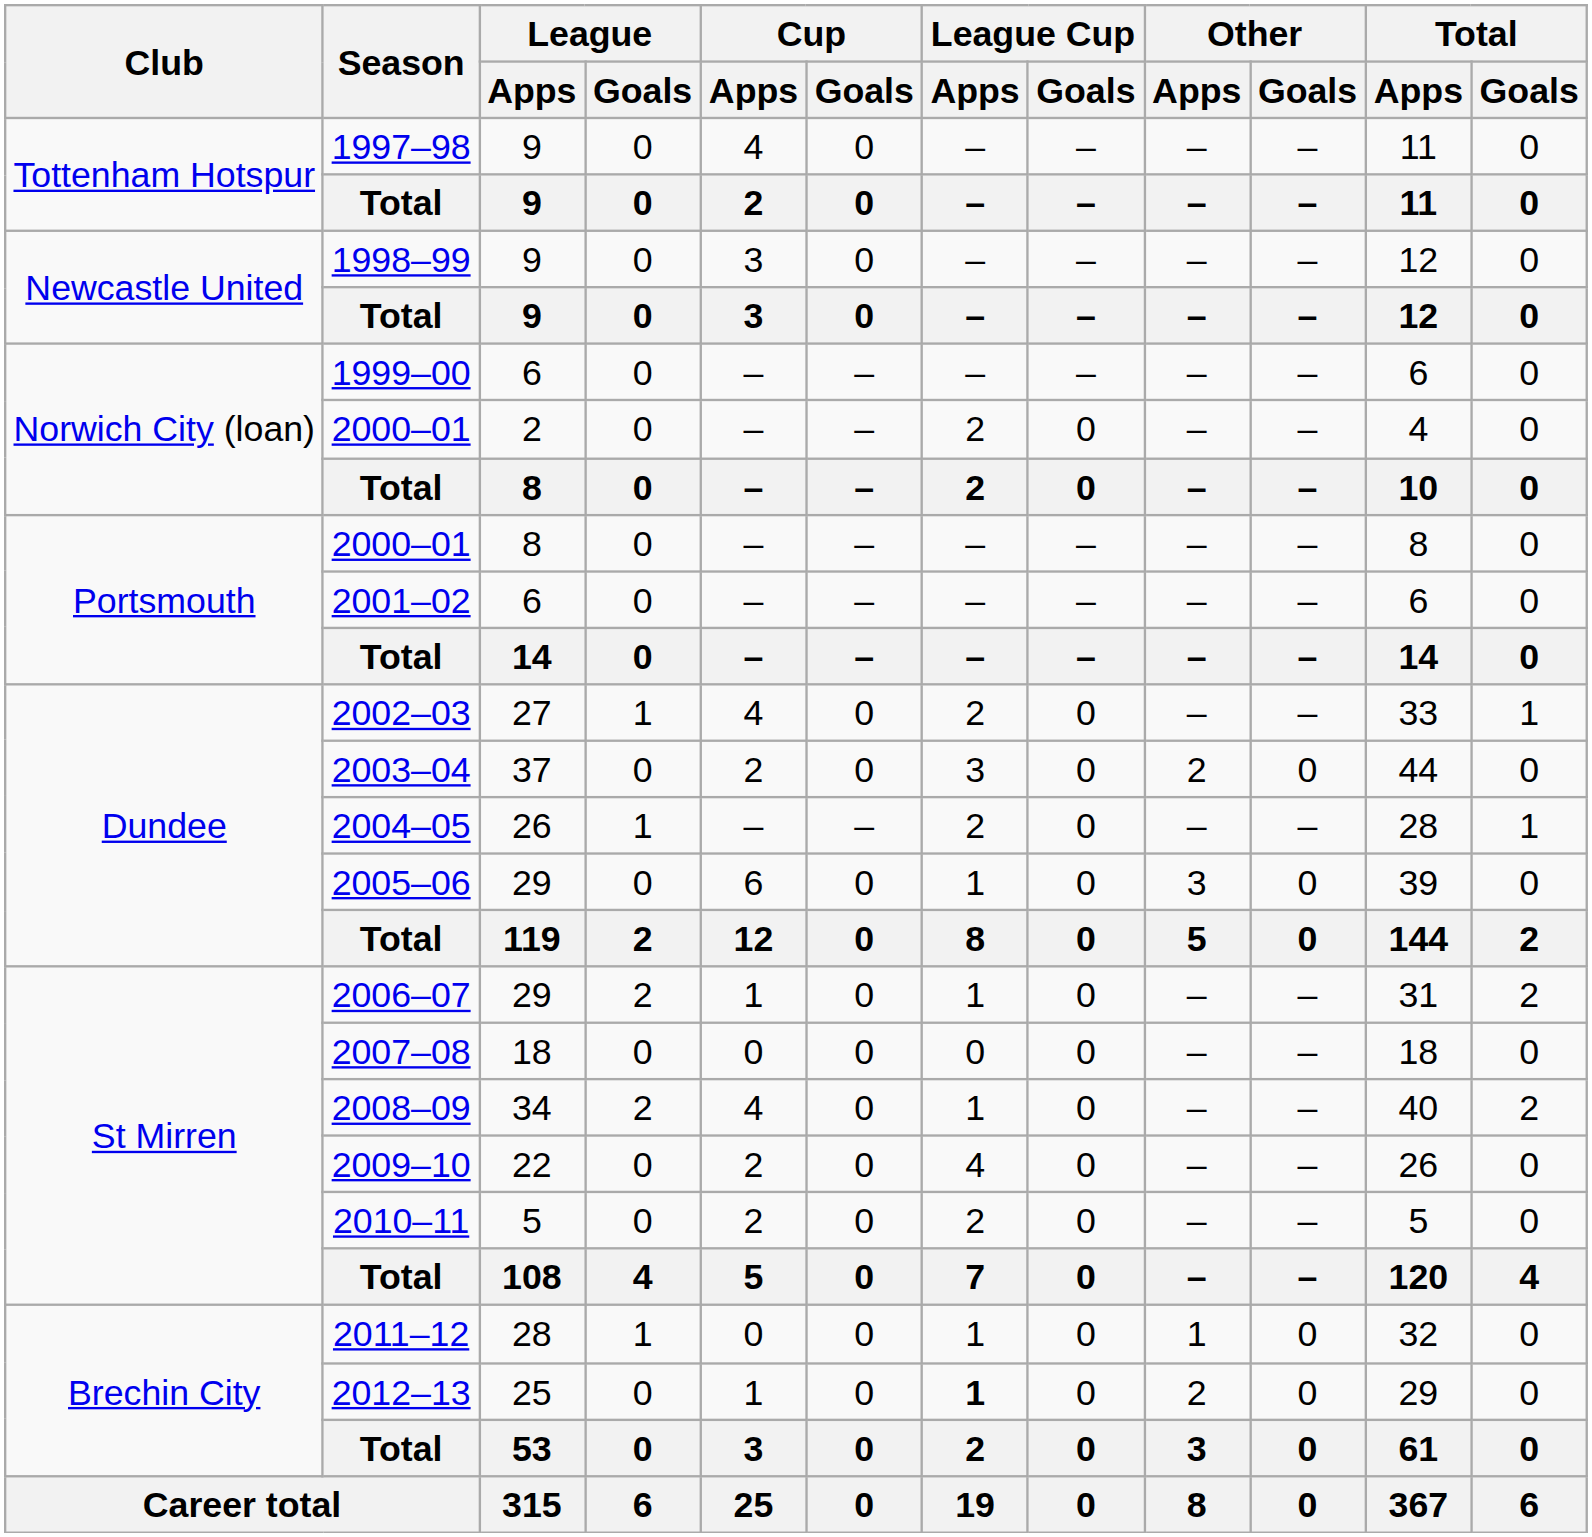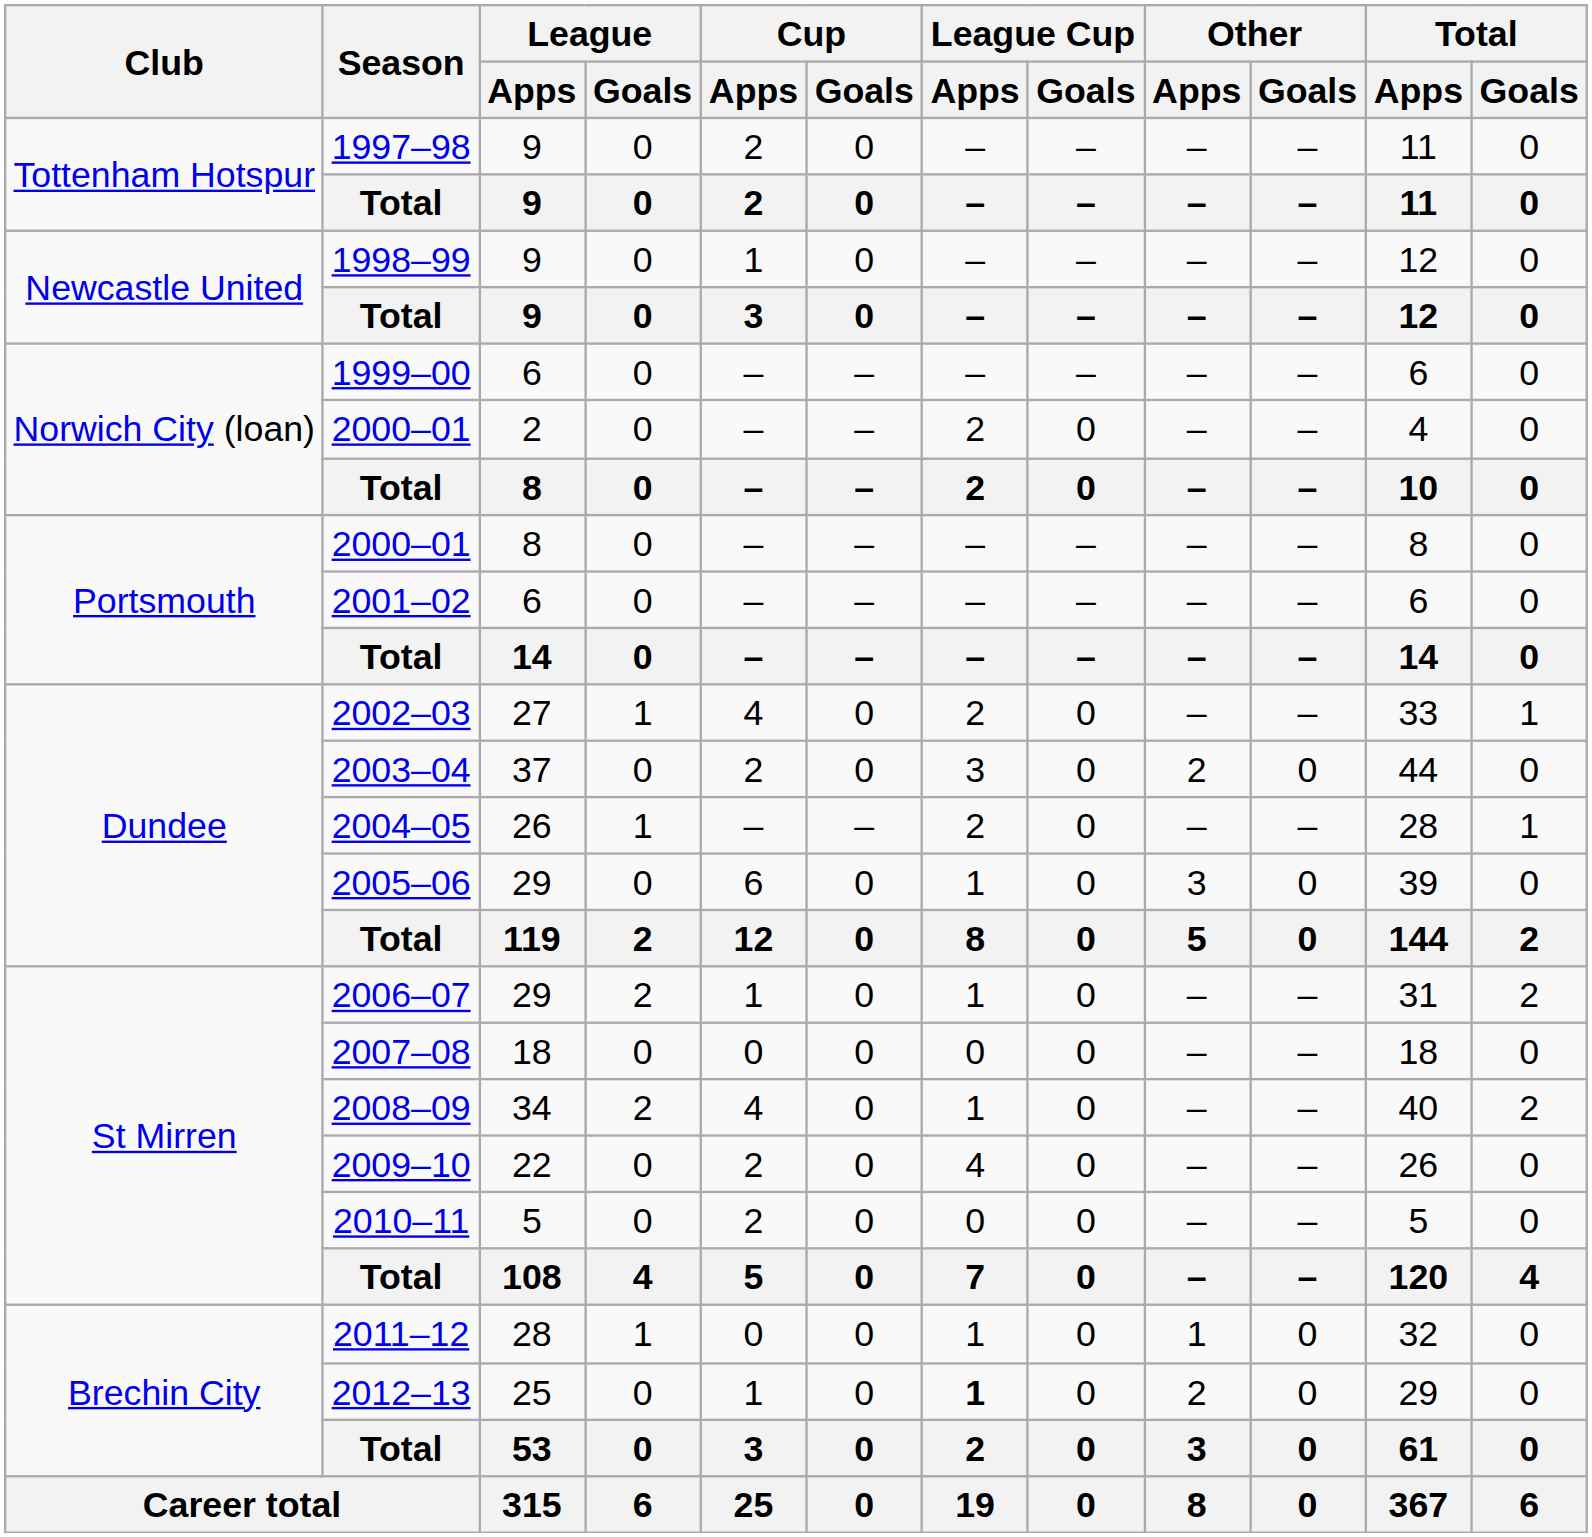(753, 147) 4 -> (753, 147) 2
(753, 260) 3 -> (753, 260) 1
(975, 1221) 2 -> (975, 1221) 0
